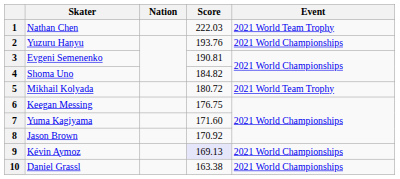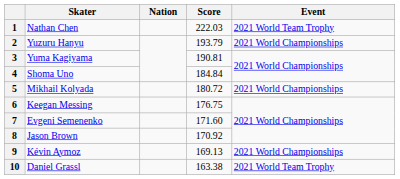(209, 43) 193.76 -> (209, 43) 193.79
(65, 58) Evgeni Semenenko -> (60, 58) Yuma Kagiyama
(209, 74) 184.82 -> (209, 74) 184.84
(284, 89) 2021 World Team Trophy -> (288, 89) 2021 World Championships
(60, 120) Yuma Kagiyama -> (65, 120) Evgeni Semenenko
(209, 151) lavender background -> (209, 151) no background
(288, 167) 2021 World Championships -> (284, 167) 2021 World Team Trophy
